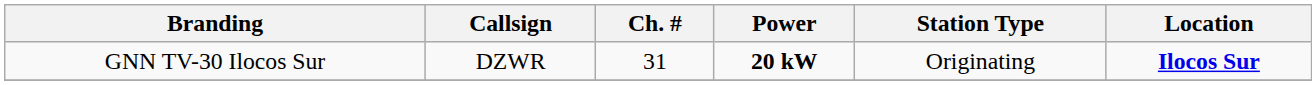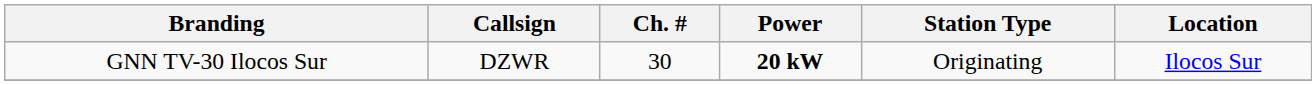(655, 60) 31 -> (660, 60) 30
(1209, 60) bold -> (1213, 60) normal
